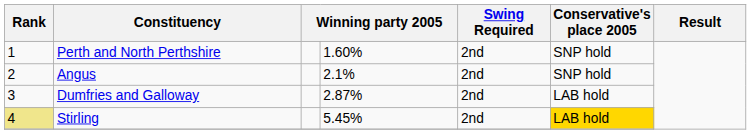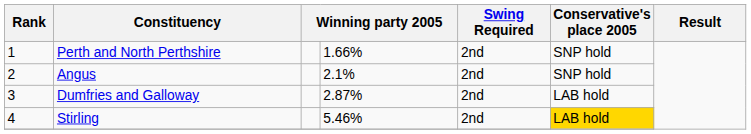(343, 52) 1.60% -> (343, 52) 1.66%
(11, 118) khaki background -> (11, 118) no background
(343, 118) 5.45% -> (343, 118) 5.46%
